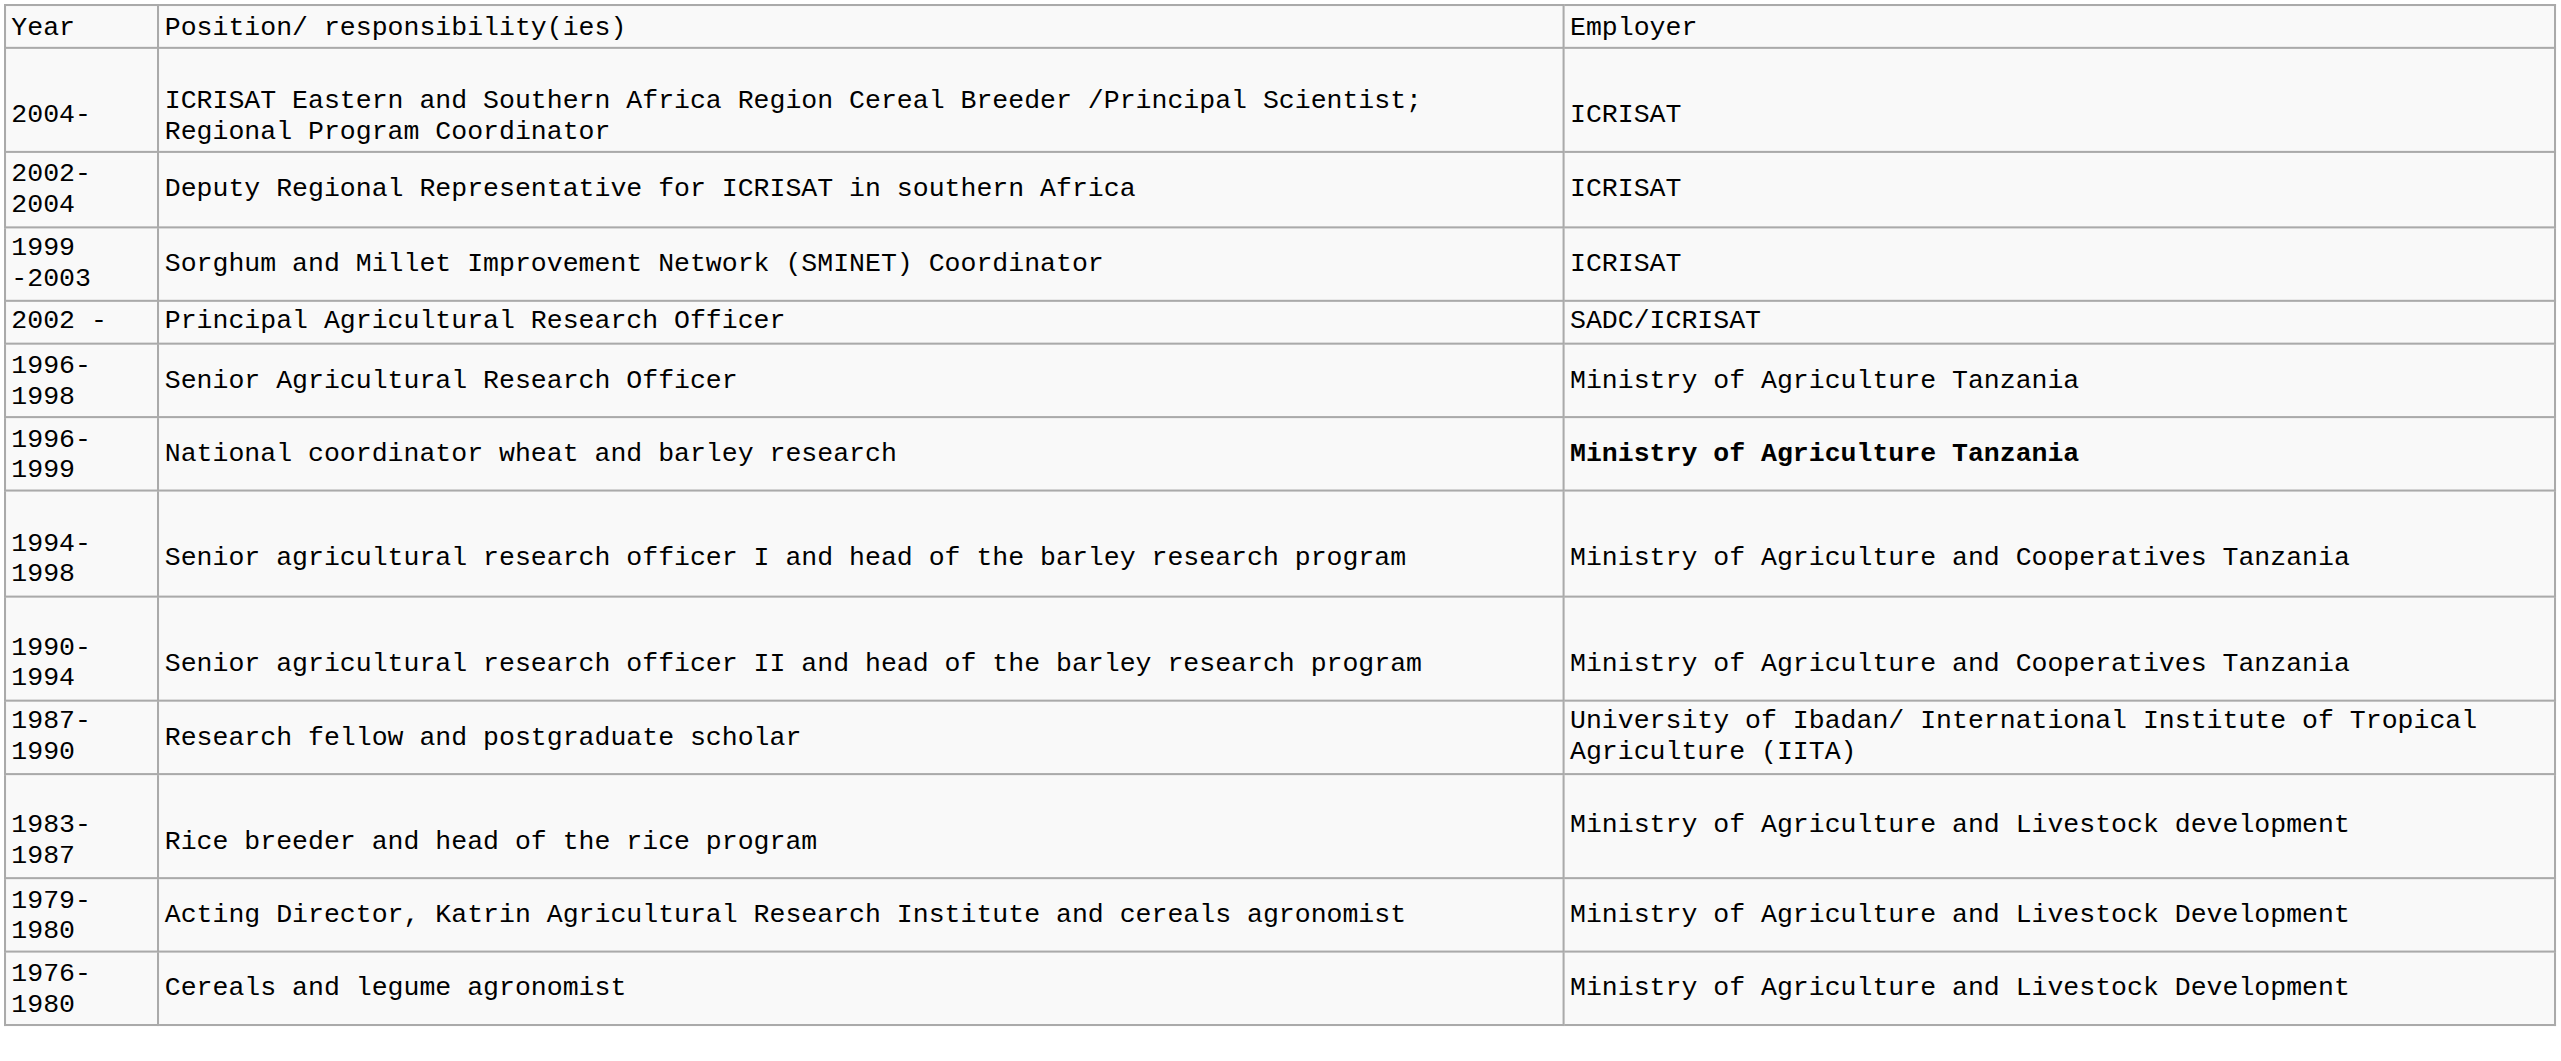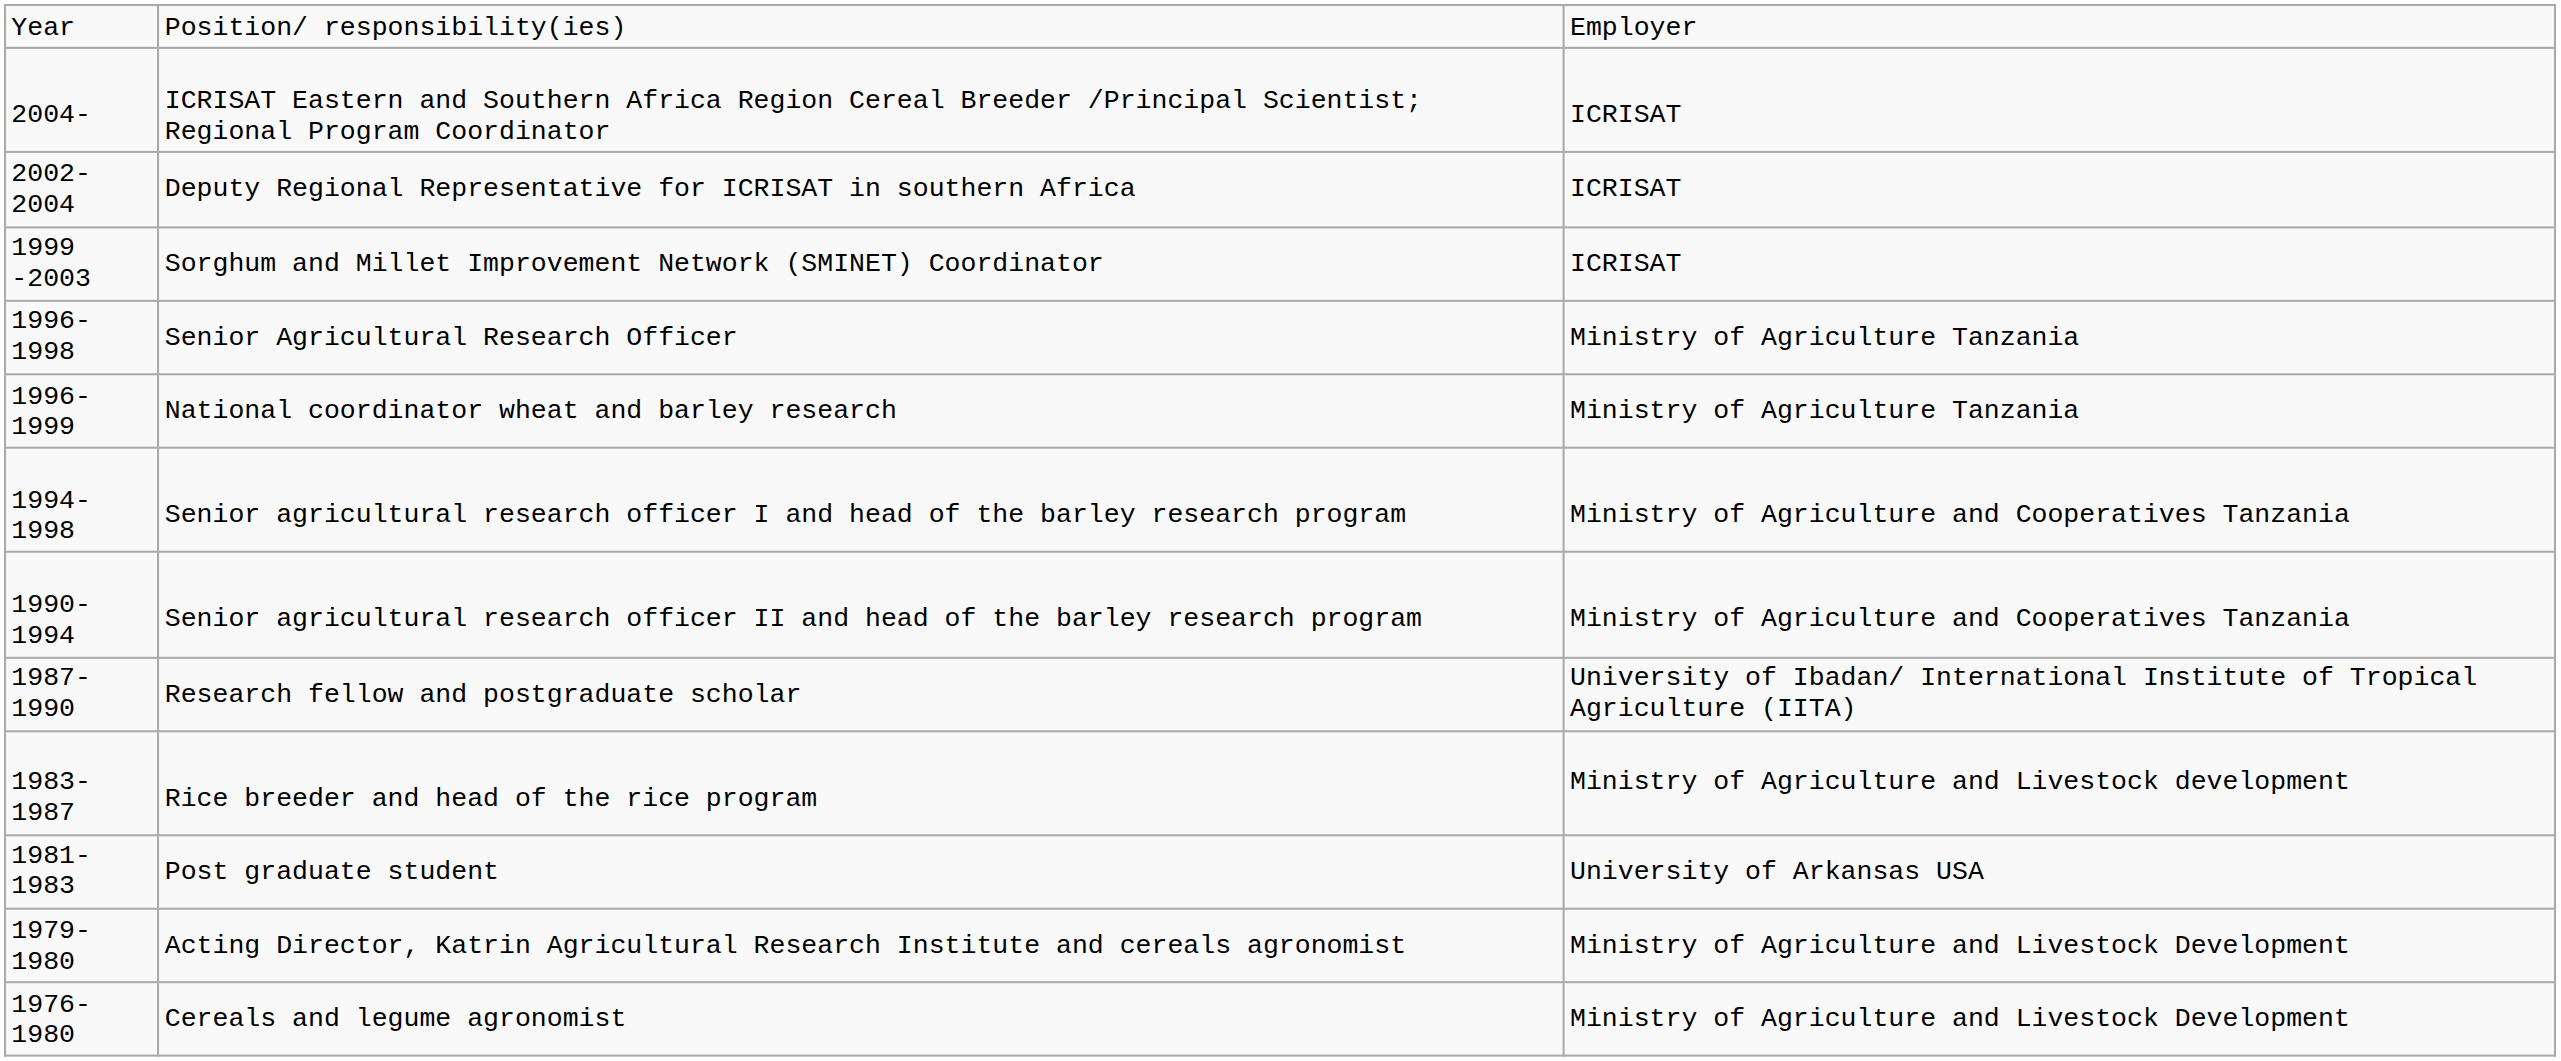- row: (475, 322)
(1825, 454) bold -> (1825, 411) normal
+ row: (332, 872)
